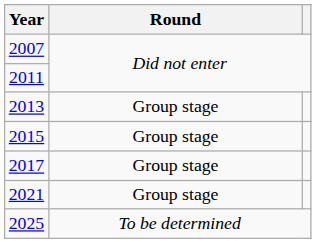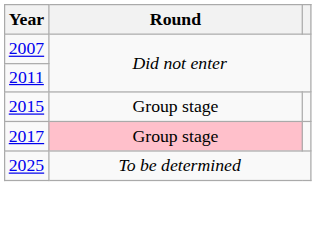- row: (26, 107)
(175, 165) no background -> (175, 136) pink background
- row: (26, 194)
